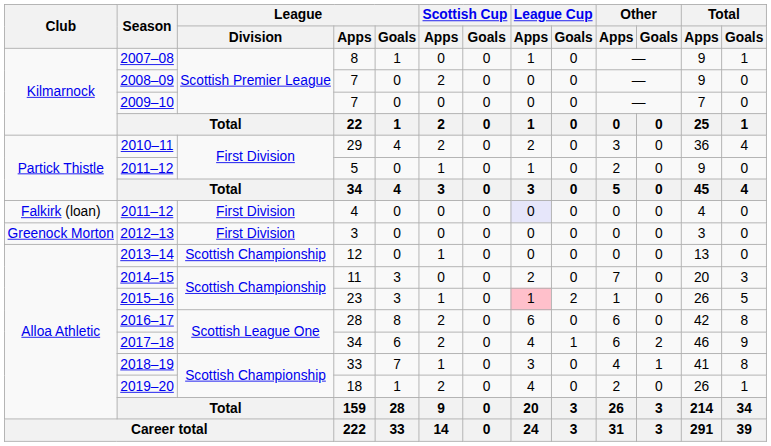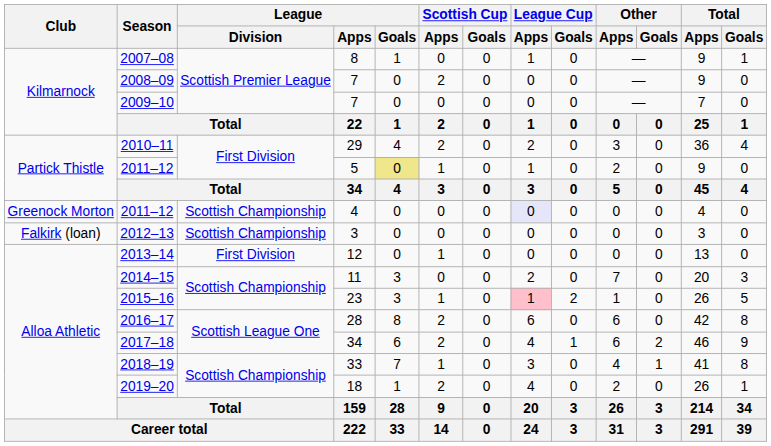(397, 168) no background -> (397, 168) khaki background
(61, 211) Falkirk (loan) -> (61, 211) Greenock Morton
(255, 211) First Division -> (256, 211) Scottish Championship
(61, 233) Greenock Morton -> (61, 233) Falkirk (loan)
(255, 233) First Division -> (256, 233) Scottish Championship
(256, 255) Scottish Championship -> (255, 255) First Division
